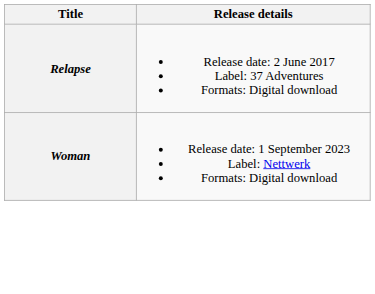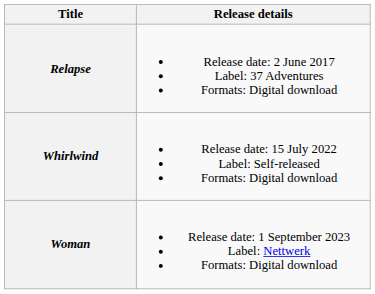+ row: (71, 156)
